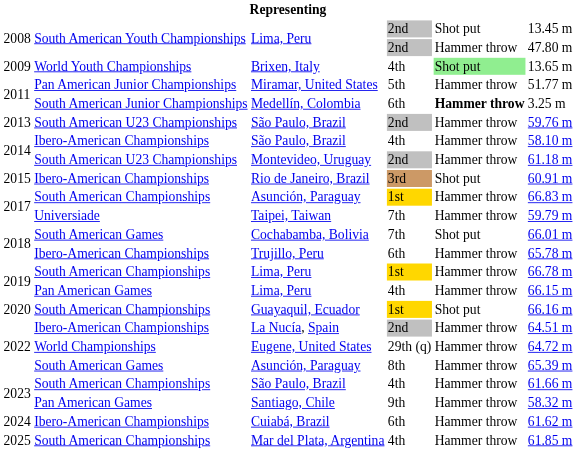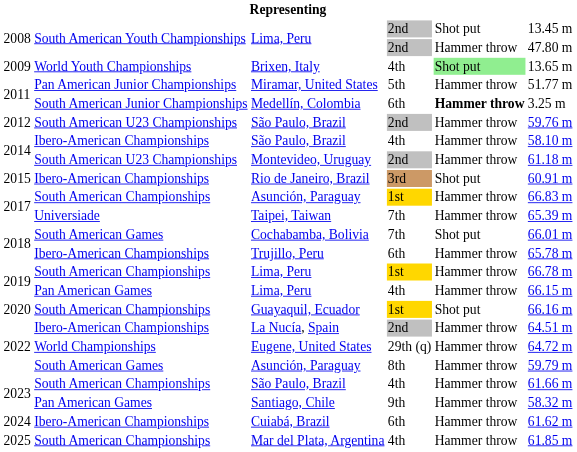(17, 122) 2013 -> (17, 122) 2012
(550, 215) 59.79 m -> (550, 215) 65.39 m
(550, 365) 65.39 m -> (550, 365) 59.79 m
